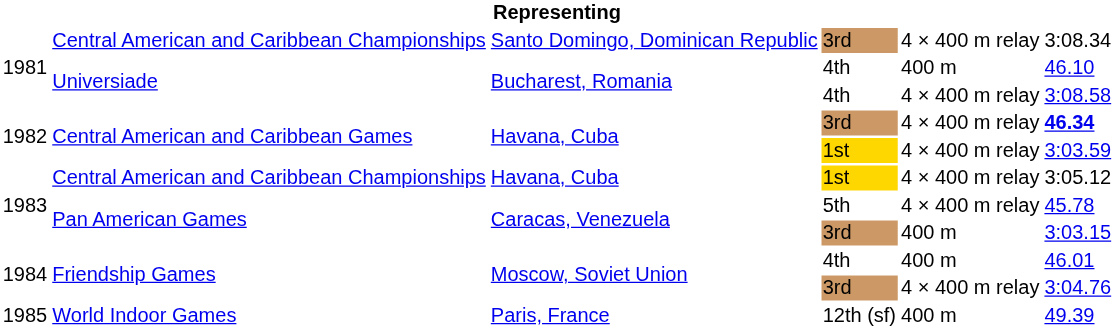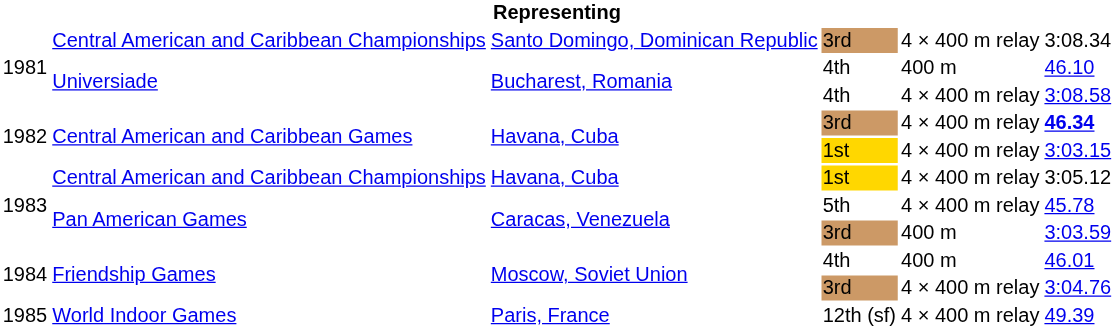(1078, 150) 3:03.59 -> (1078, 150) 3:03.15
(1078, 232) 3:03.15 -> (1078, 232) 3:03.59
(929, 315) 400 m -> (970, 315) 4 × 400 m relay
